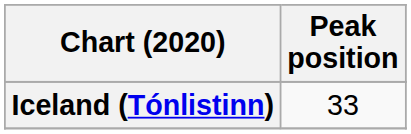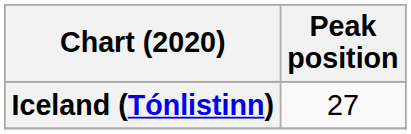(343, 104) 33 -> (343, 104) 27
